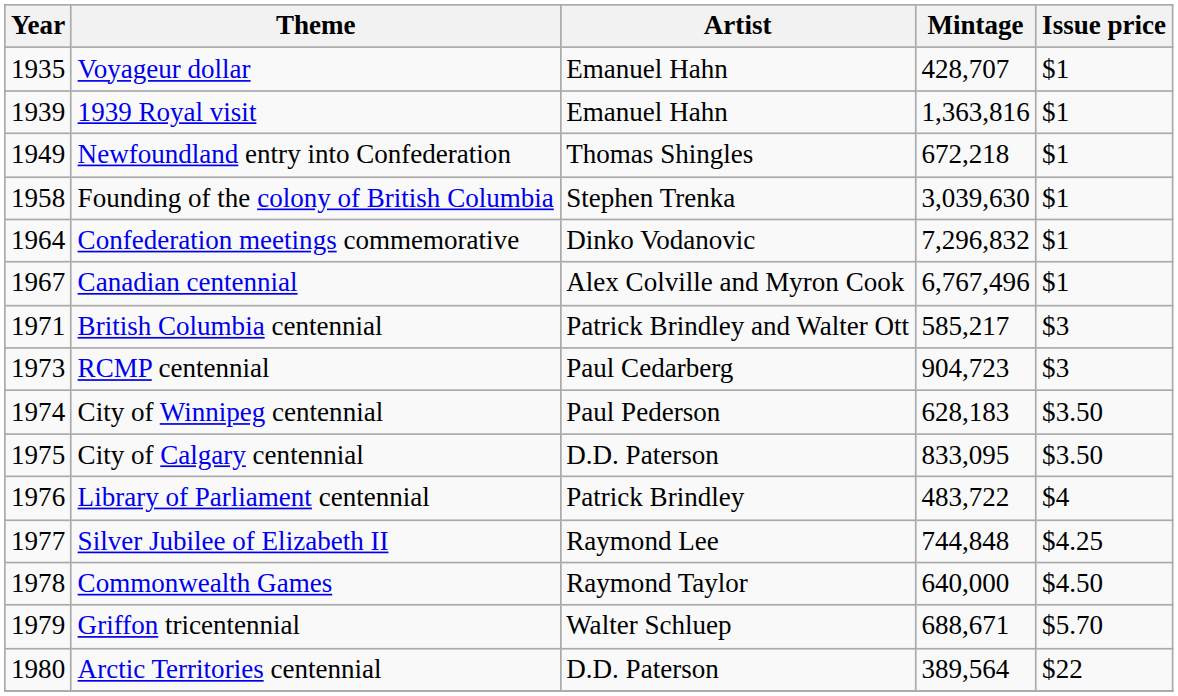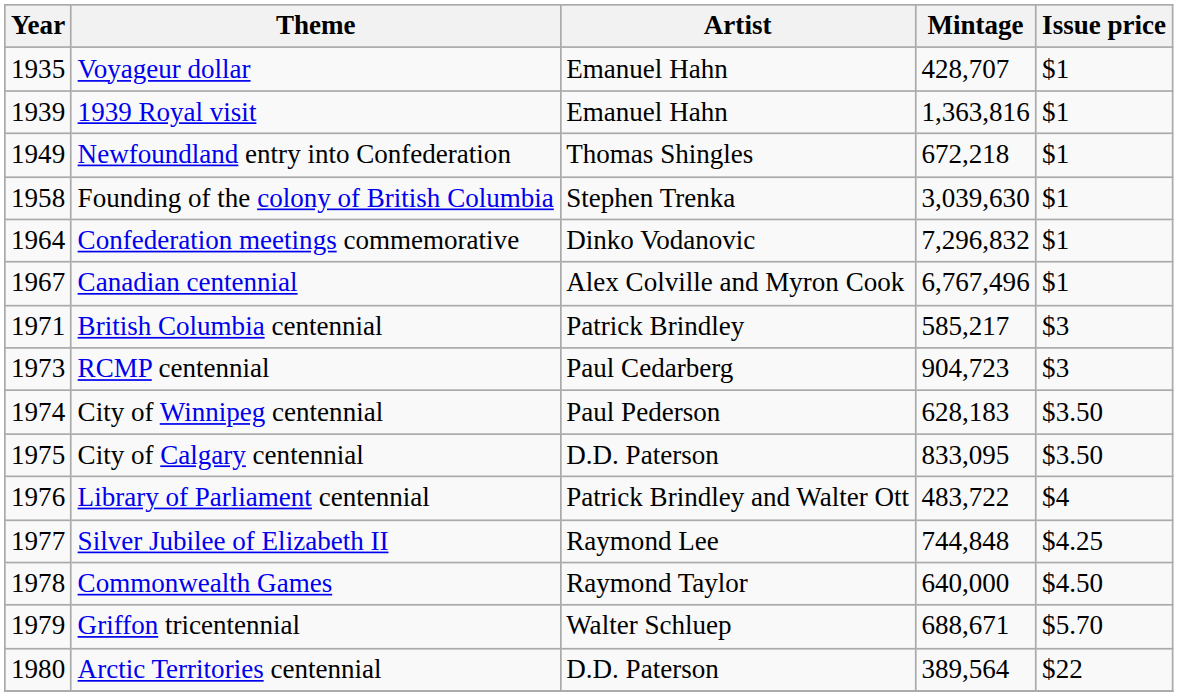(738, 326) Patrick Brindley and Walter Ott -> (655, 326) Patrick Brindley
(655, 497) Patrick Brindley -> (738, 497) Patrick Brindley and Walter Ott
